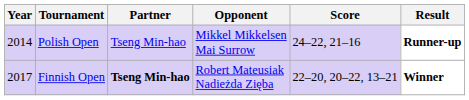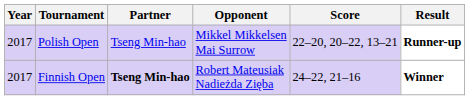(20, 42) 2014 -> (20, 42) 2017
(326, 42) 24–22, 21–16 -> (345, 42) 22–20, 20–22, 13–21
(345, 77) 22–20, 20–22, 13–21 -> (326, 77) 24–22, 21–16
